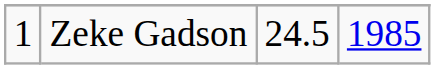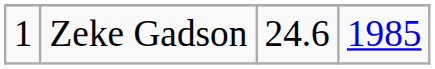(297, 34) 24.5 -> (297, 34) 24.6
